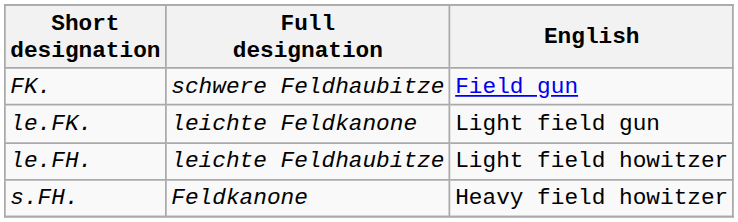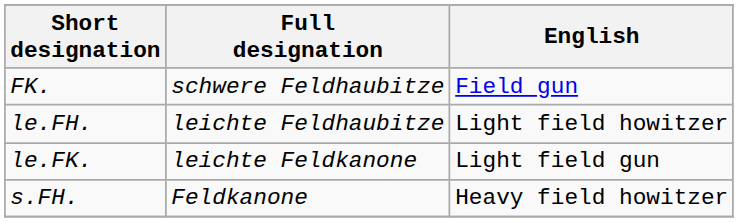rows swapped: (51, 124) <-> (51, 161)
